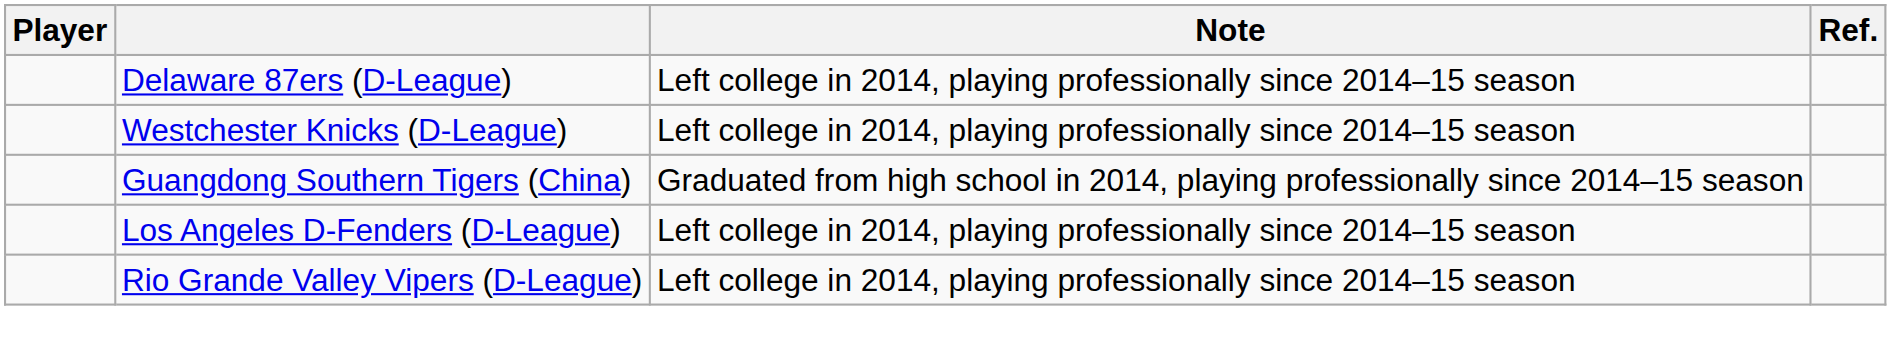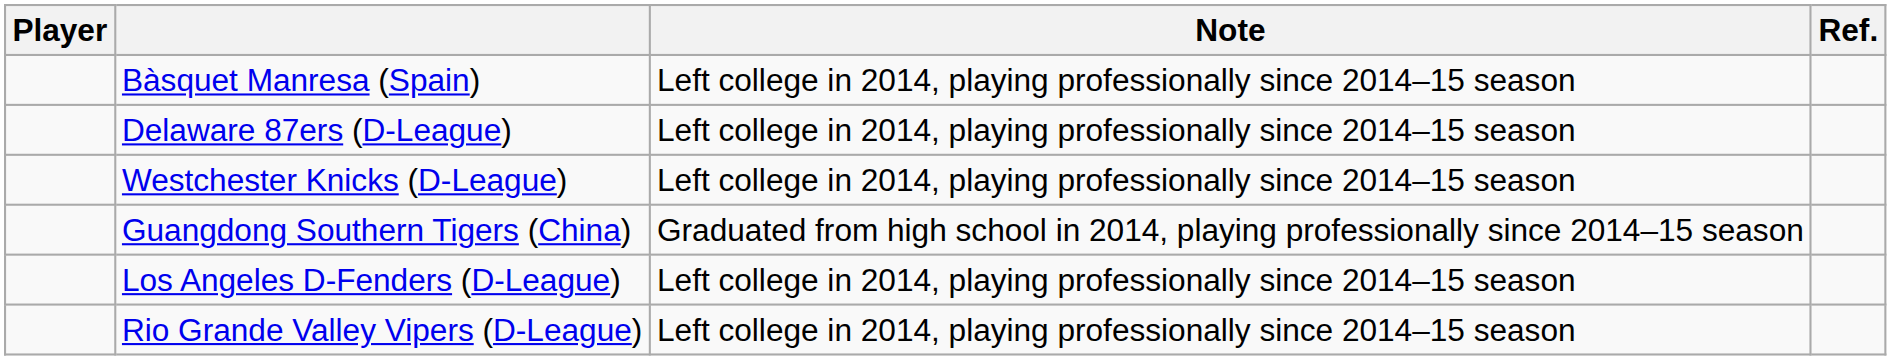+ row: (301, 80)
